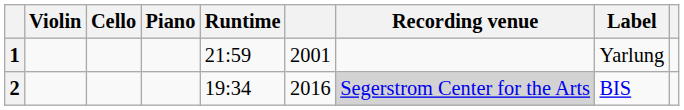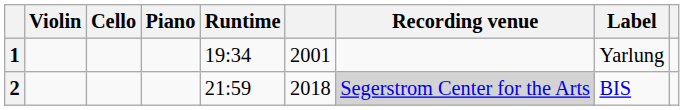(228, 55) 21:59 -> (228, 55) 19:34
(228, 88) 19:34 -> (228, 88) 21:59
(310, 88) 2016 -> (310, 88) 2018
